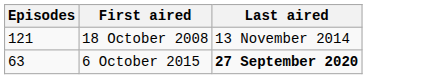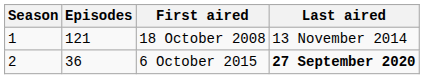+ column: (33, 16)
(16, 62) 63 -> (74, 62) 36
